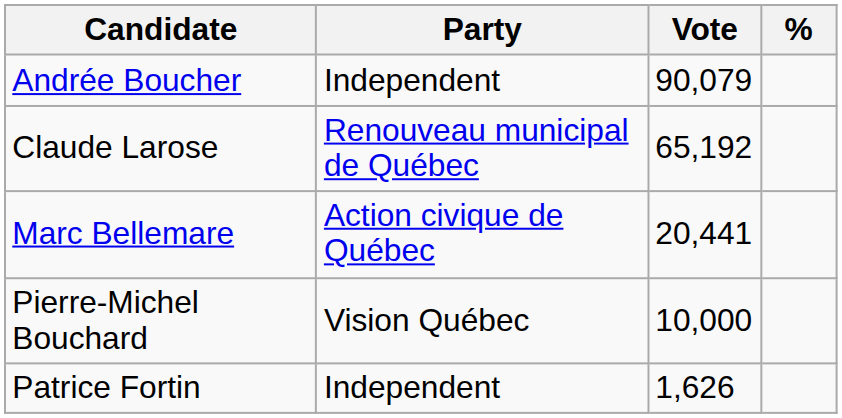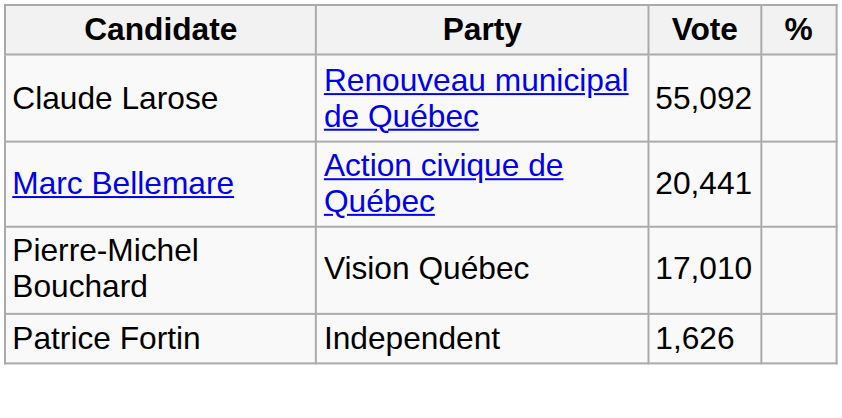- row: (127, 79)
(704, 147) 65,192 -> (704, 97) 55,092
(704, 319) 10,000 -> (704, 269) 17,010
